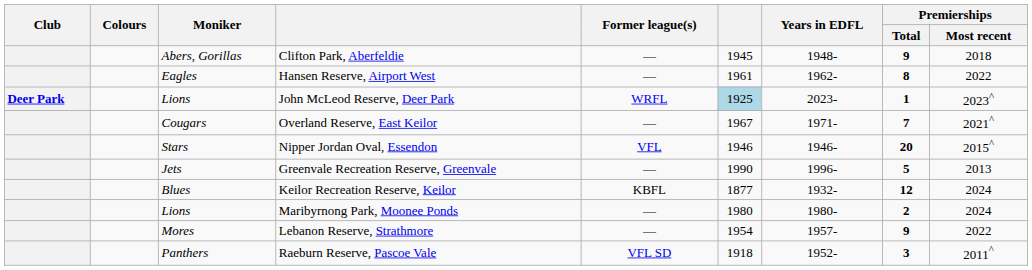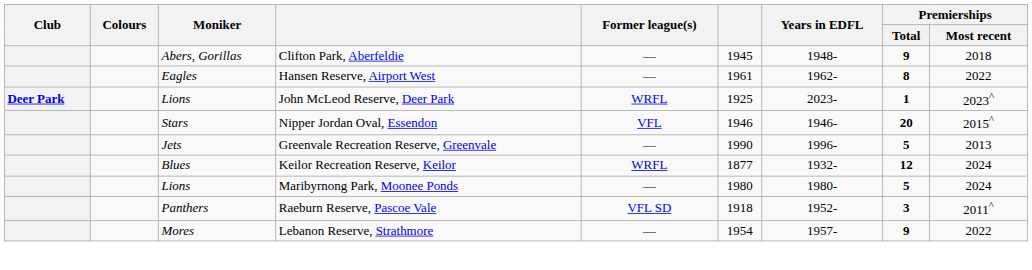(740, 98) lightblue background -> (740, 98) no background
- row: (358, 122)
(649, 189) KBFL -> (649, 165) WRFL
(906, 210) 2 -> (906, 186) 5
rows swapped: (358, 253) <-> (356, 230)
